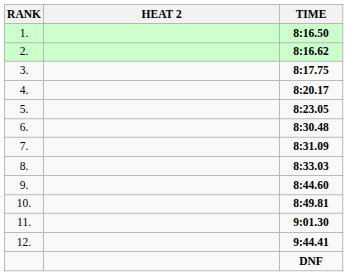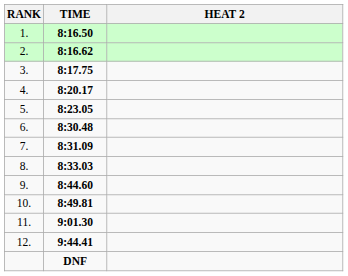columns swapped: (162, 14) <-> (311, 14)
